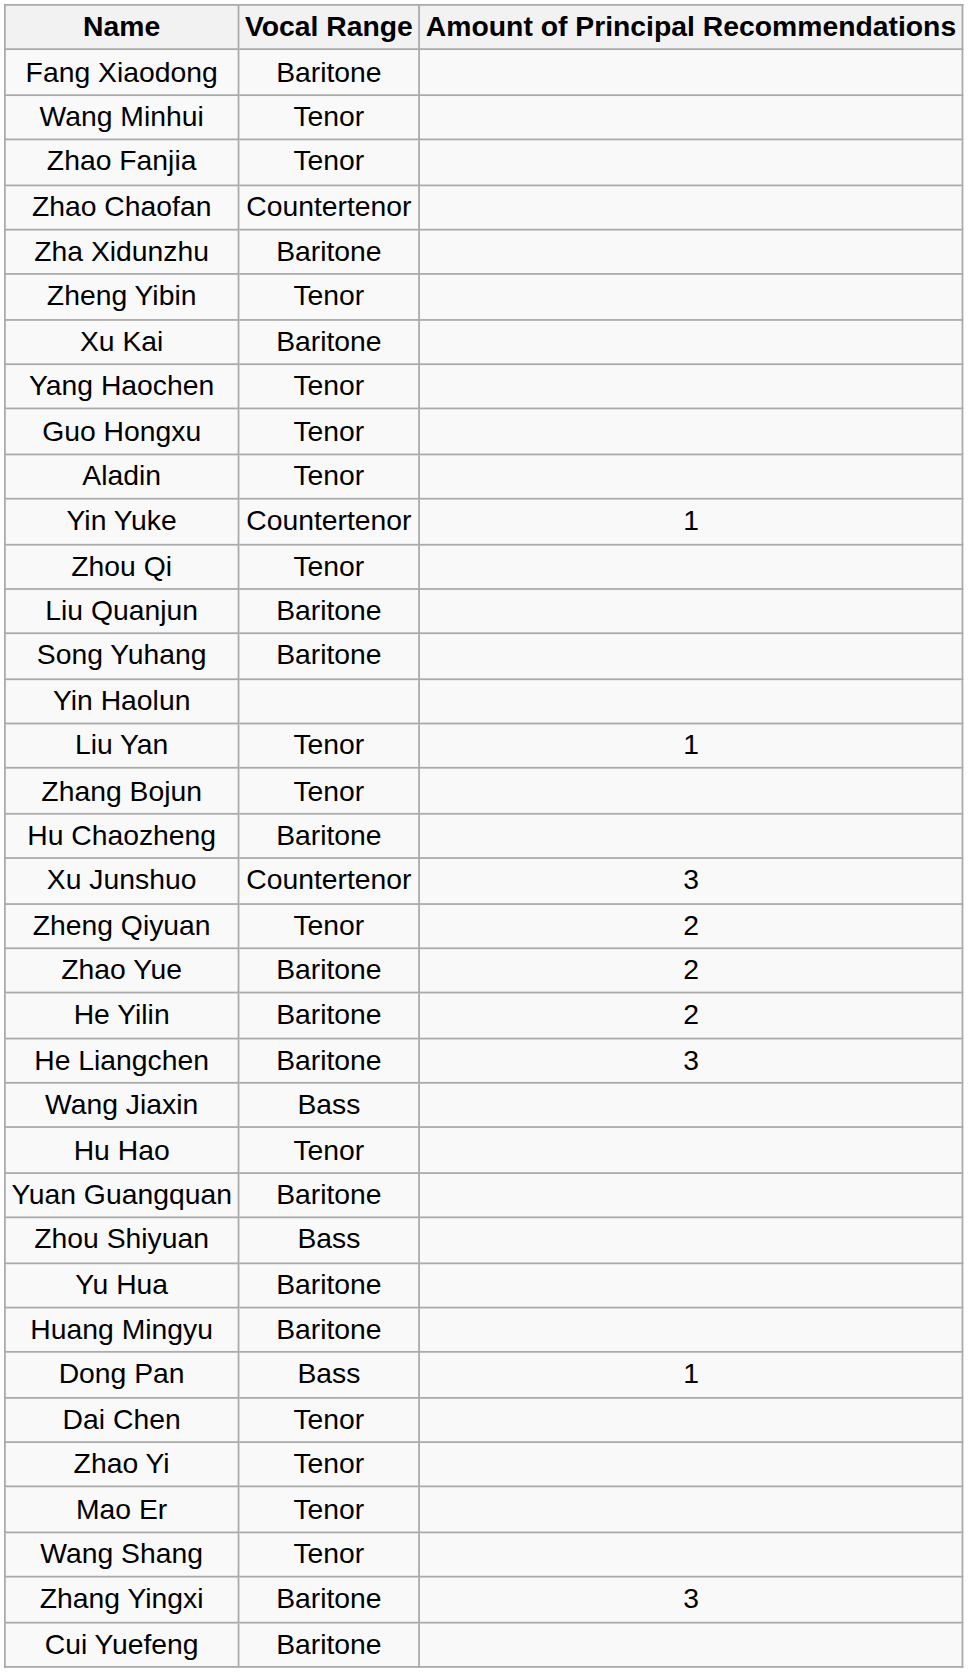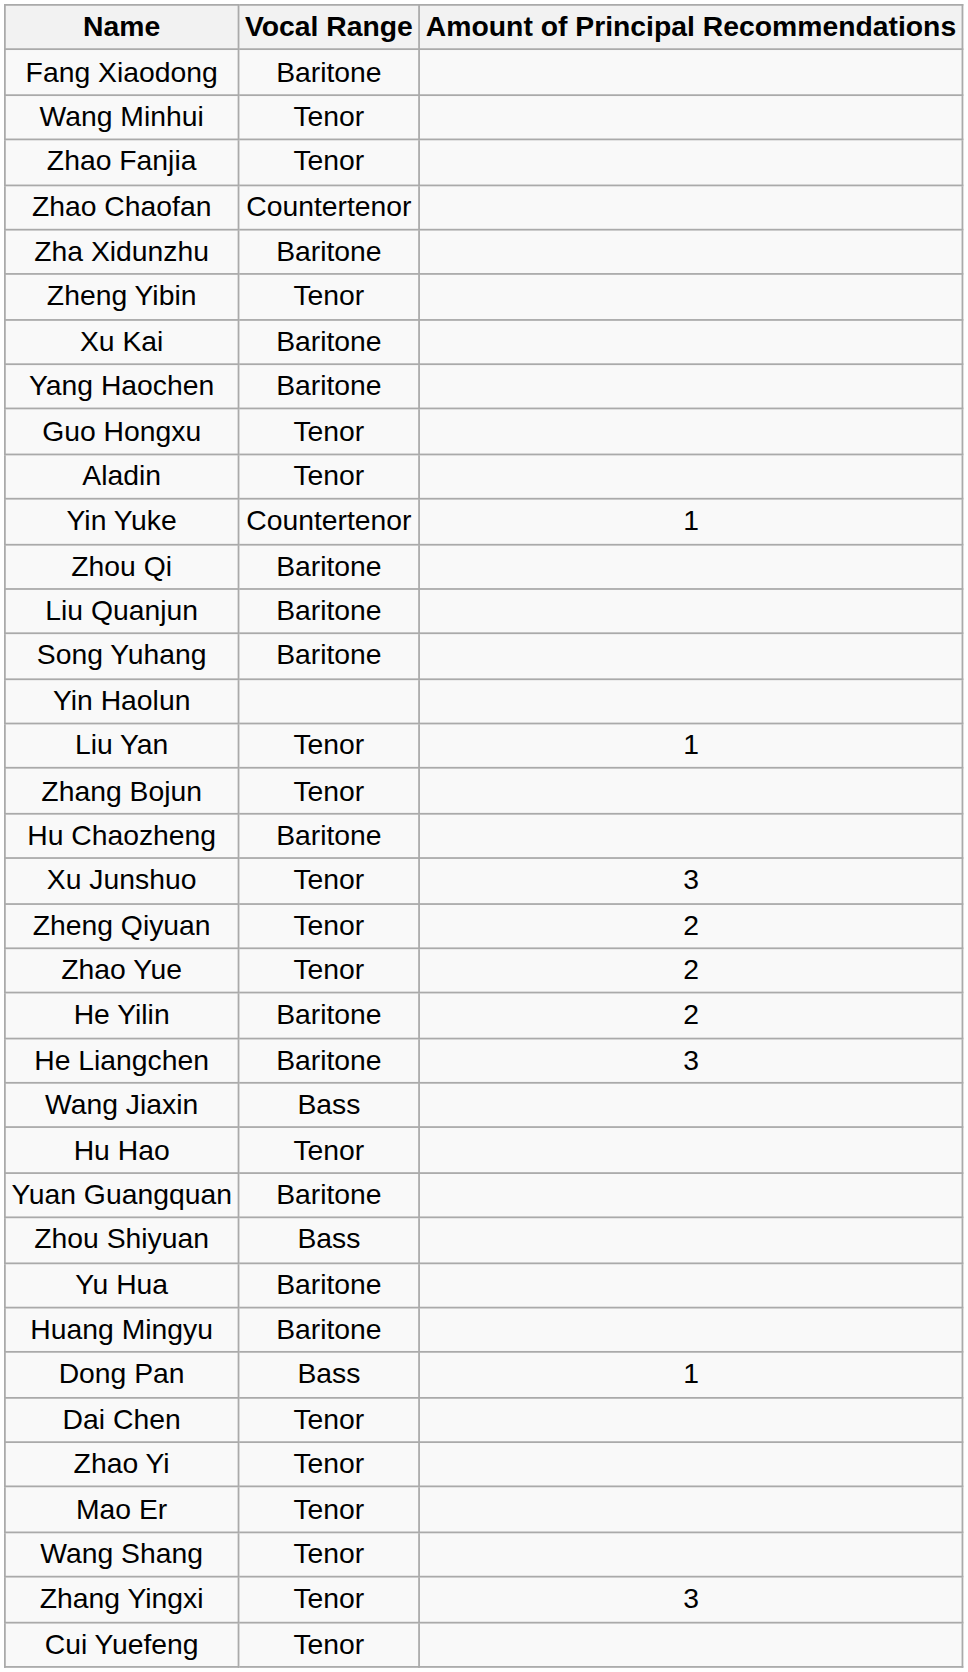(329, 386) Tenor -> (329, 386) Baritone
(329, 565) Tenor -> (329, 565) Baritone
(329, 880) Countertenor -> (329, 880) Tenor
(329, 970) Baritone -> (329, 970) Tenor
(329, 1598) Baritone -> (329, 1598) Tenor
(329, 1643) Baritone -> (329, 1643) Tenor
